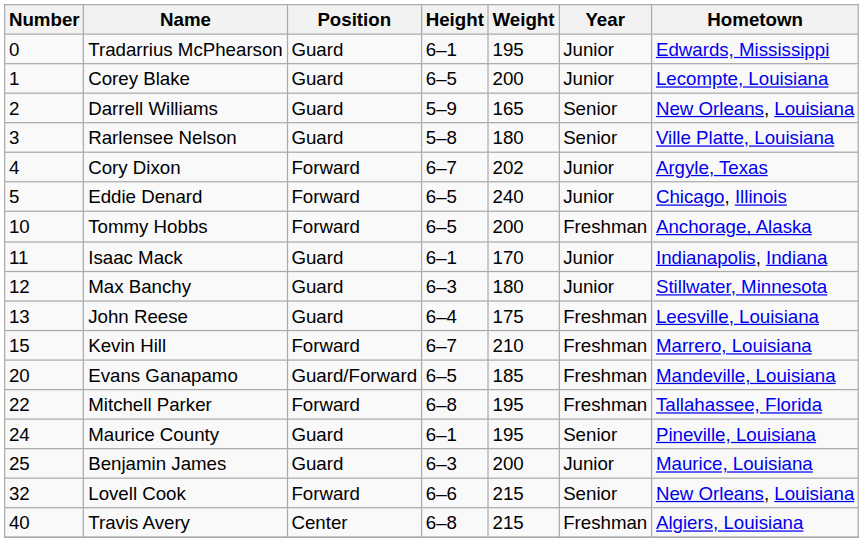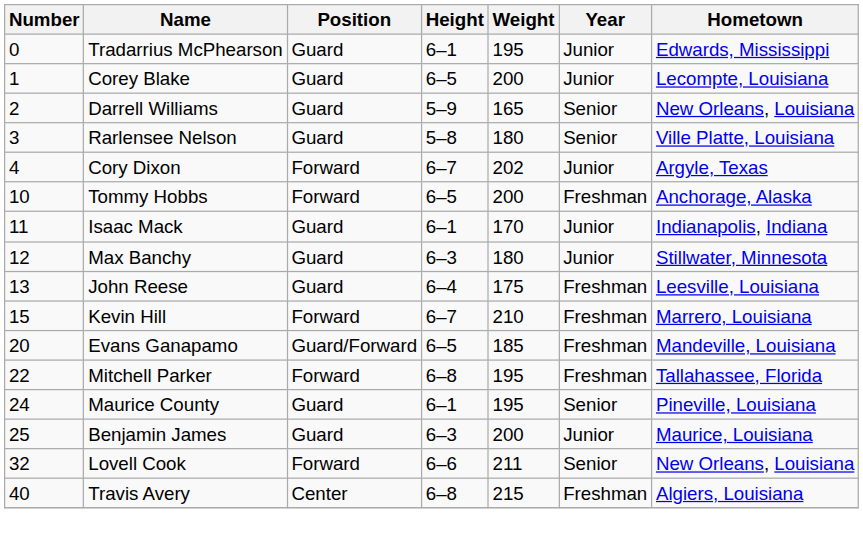- row: (145, 197)
(508, 493) 215 -> (507, 464) 211
